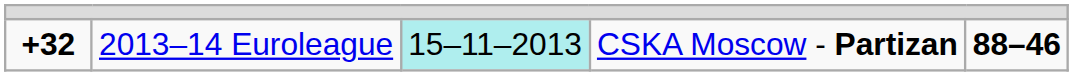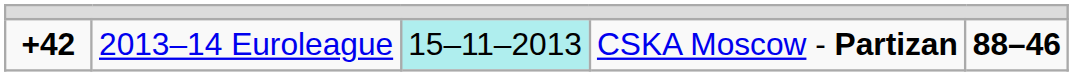(48, 45) +32 -> (48, 45) +42
